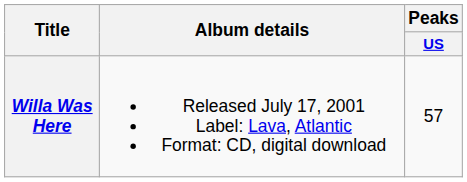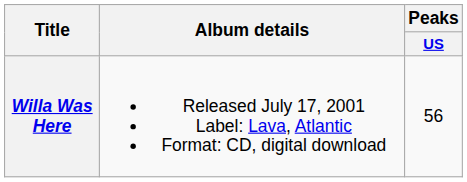(434, 116) 57 -> (434, 116) 56
